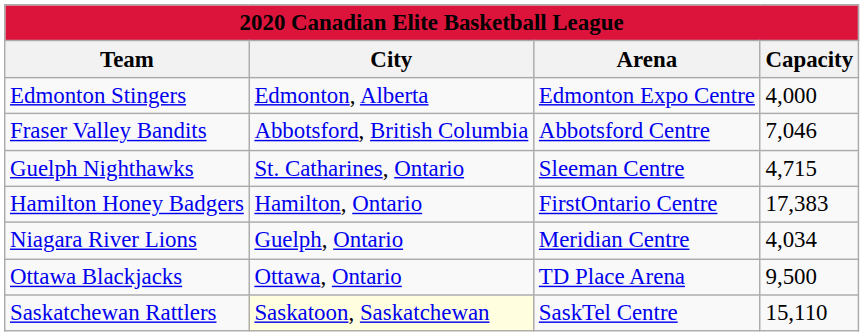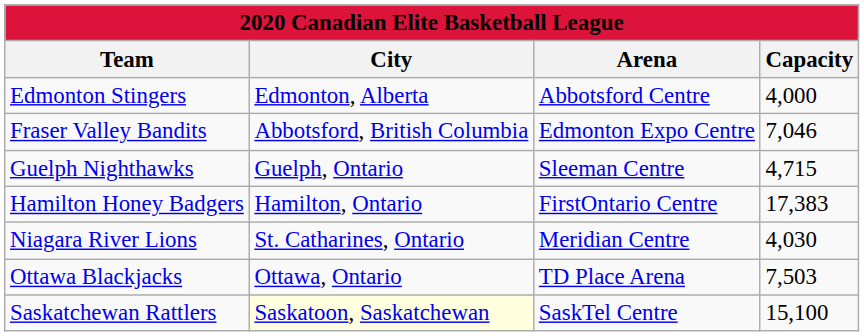(647, 95) Edmonton Expo Centre -> (624, 95) Abbotsford Centre
(624, 131) Abbotsford Centre -> (647, 131) Edmonton Expo Centre
(359, 167) St. Catharines, Ontario -> (329, 167) Guelph, Ontario
(329, 240) Guelph, Ontario -> (359, 240) St. Catharines, Ontario
(791, 240) 4,034 -> (791, 240) 4,030
(791, 276) 9,500 -> (791, 276) 7,503
(797, 312) 15,110 -> (797, 312) 15,100
